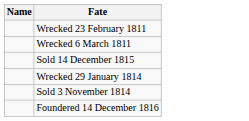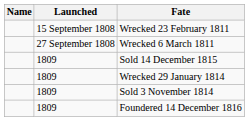+ column: (76, 12)
